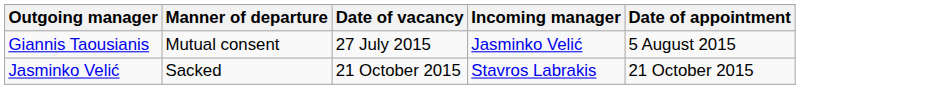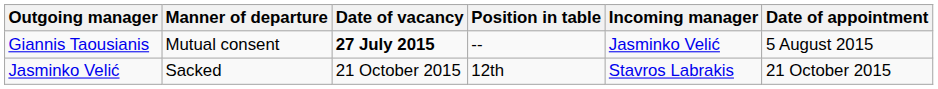+ column: (536, 17)
(383, 44) normal -> (385, 44) bold
